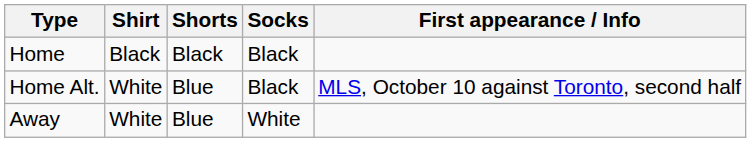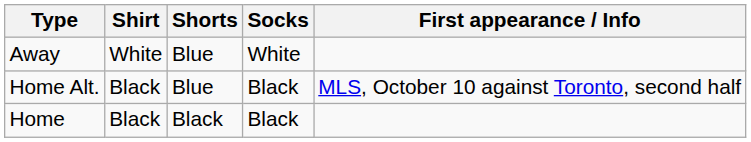rows swapped: (37, 53) <-> (35, 119)
(136, 86) White -> (135, 86) Black
